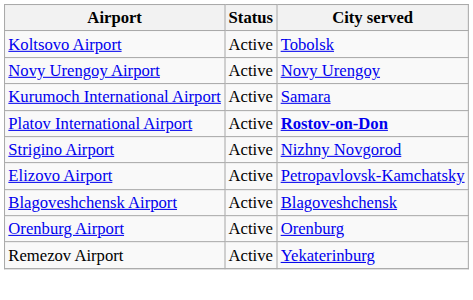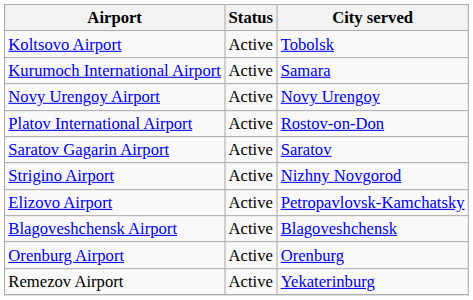rows swapped: (115, 96) <-> (84, 70)
(334, 123) bold -> (332, 123) normal
+ row: (89, 149)
